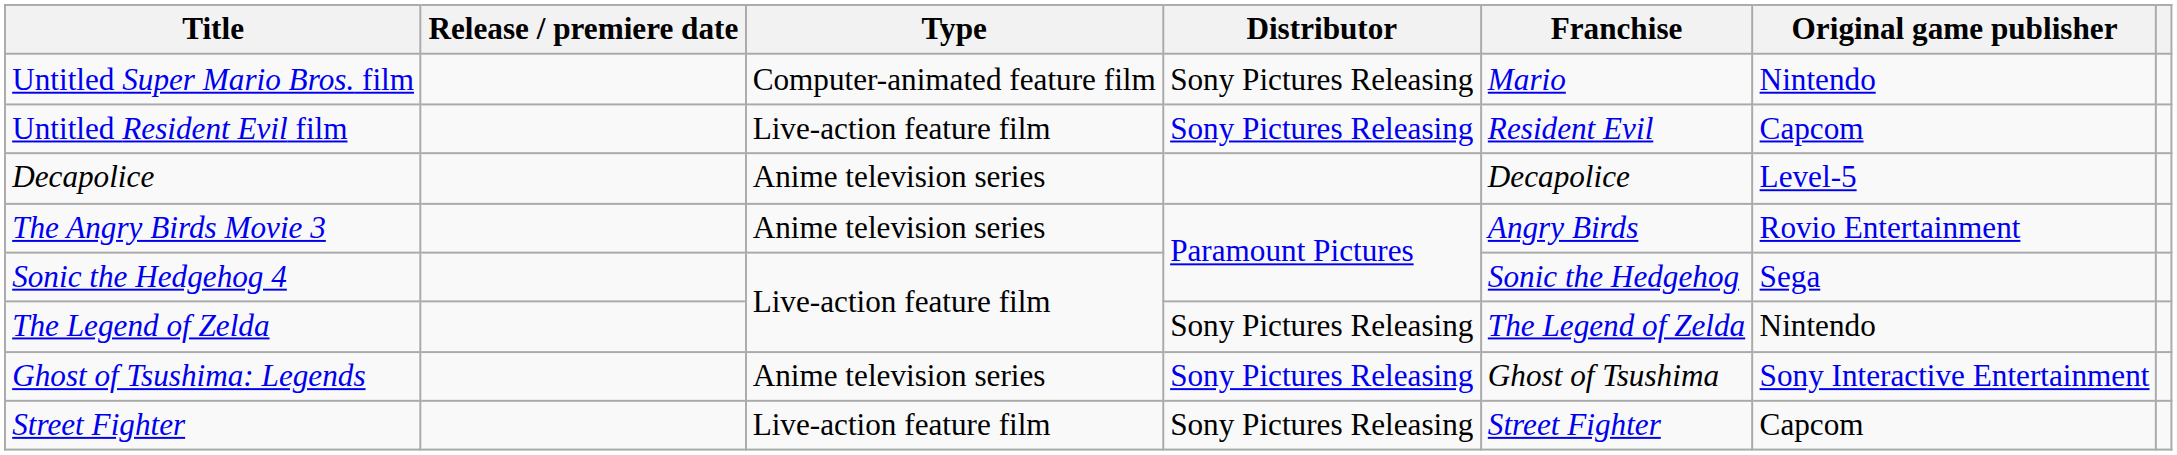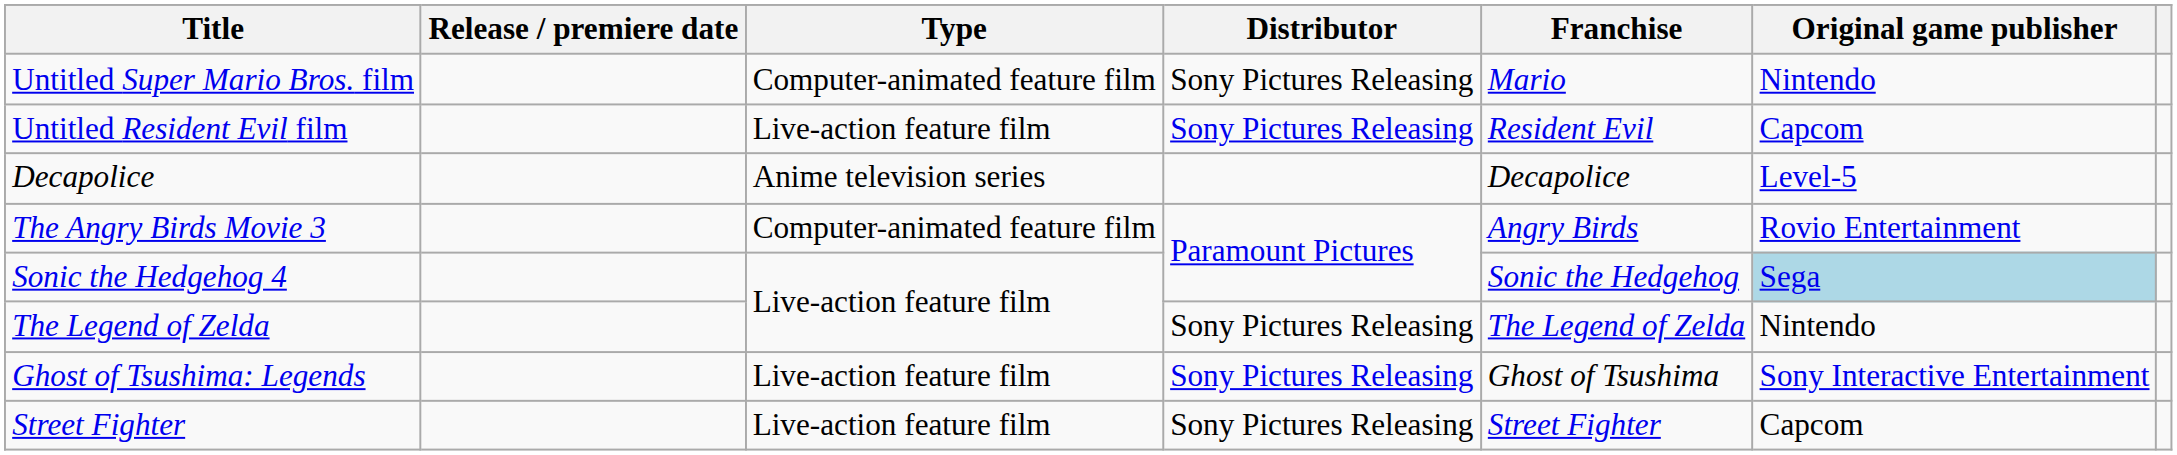(899, 227) Anime television series -> (954, 227) Computer-animated feature film
(1790, 276) no background -> (1790, 276) lightblue background
(899, 375) Anime television series -> (902, 375) Live-action feature film
